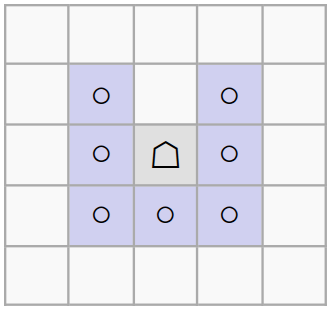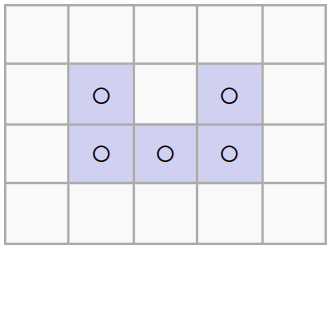- row: (101, 154)
